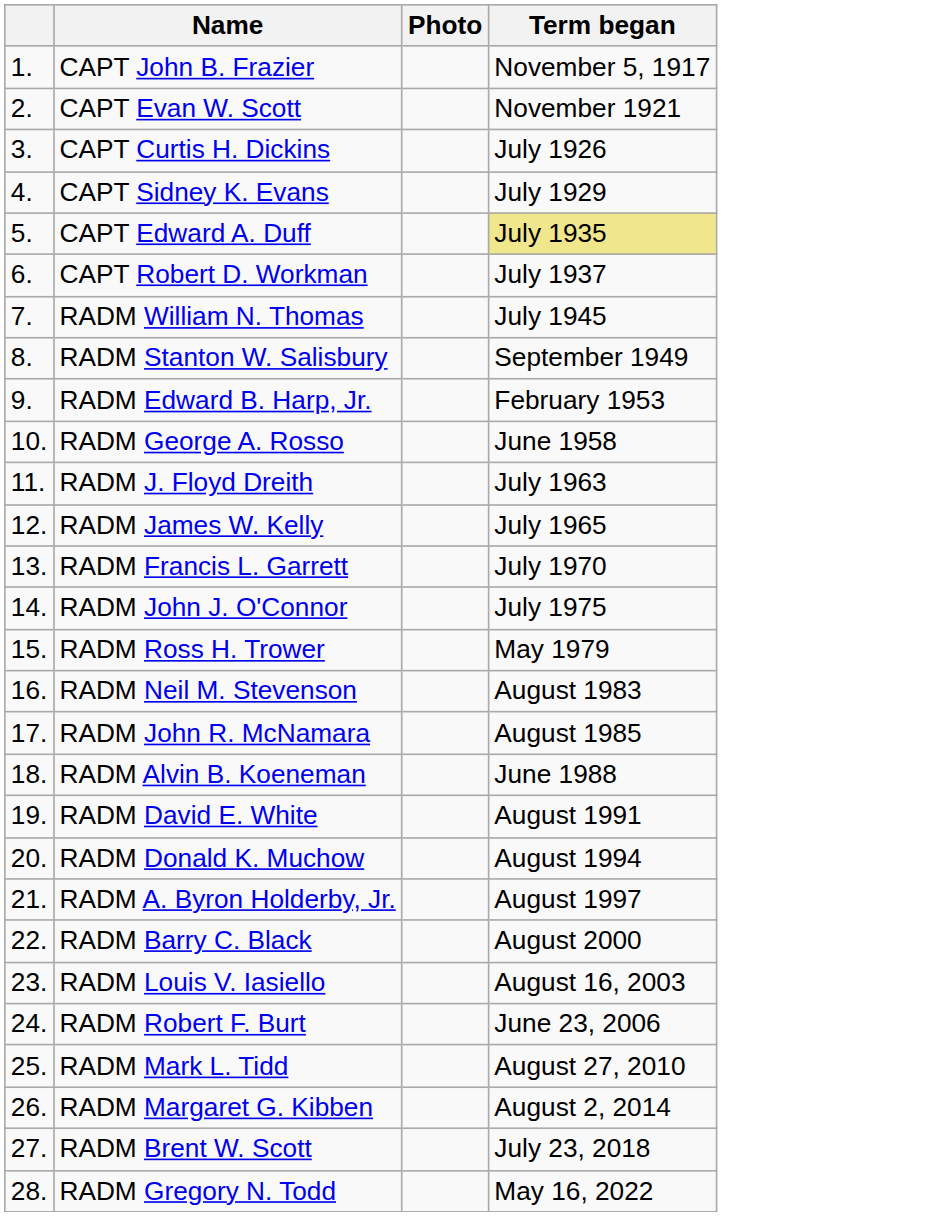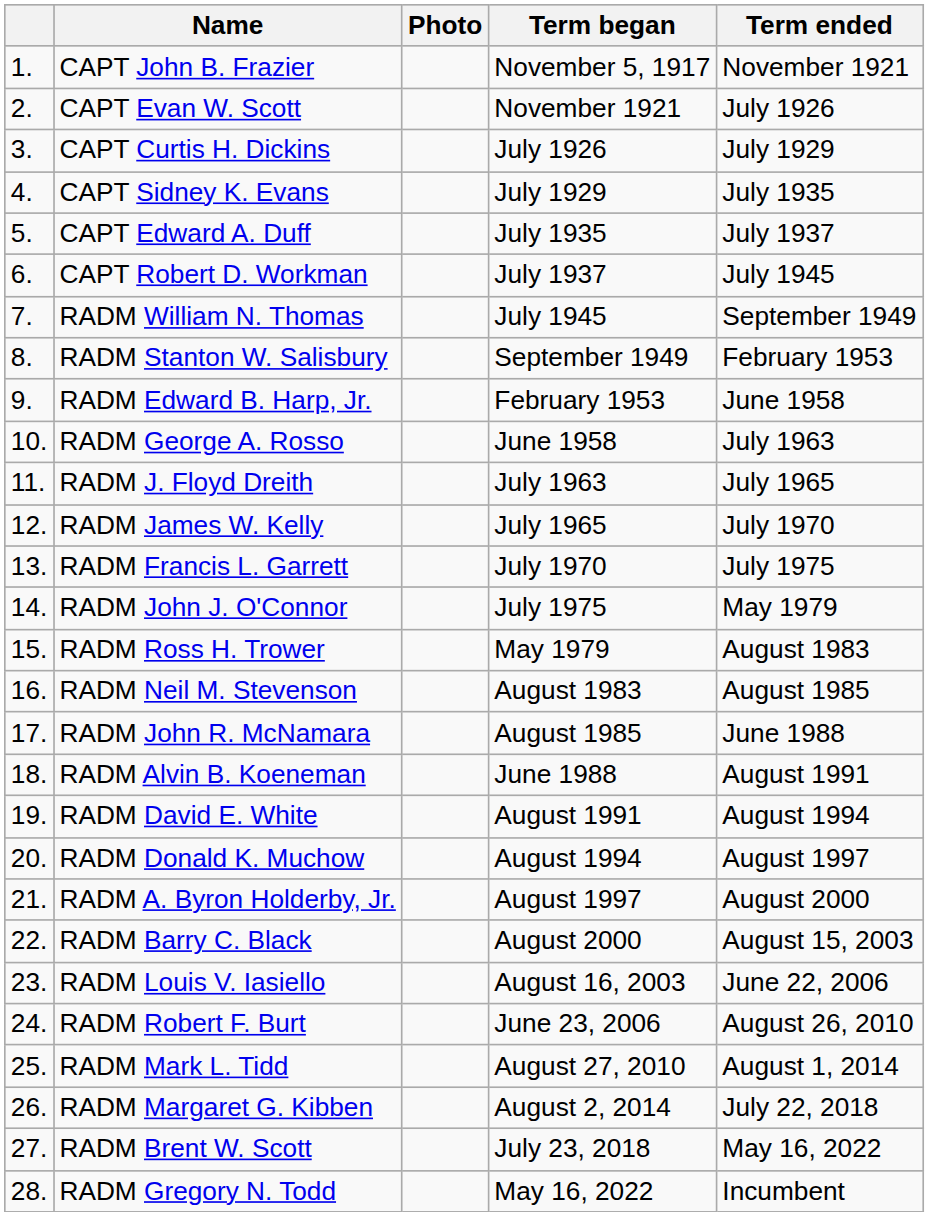+ column: (819, 25)
(551, 233) khaki background -> (551, 233) no background
